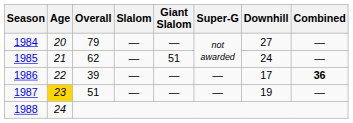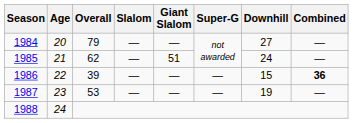(266, 76) 17 -> (266, 76) 15
(60, 93) gold background -> (60, 93) no background
(93, 93) 51 -> (93, 93) 53
